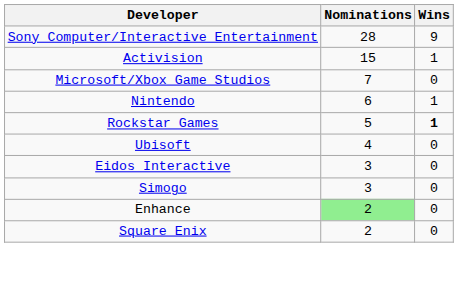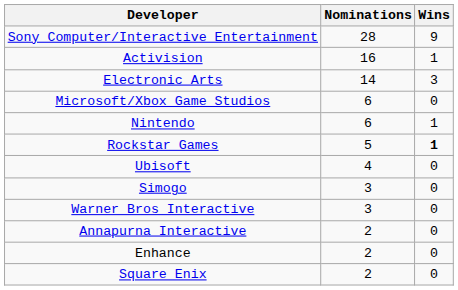(368, 59) 15 -> (368, 59) 16
+ row: (163, 80)
(368, 80) 7 -> (368, 102) 6
- row: (163, 167)
+ row: (163, 210)
+ row: (163, 231)
(368, 210) lightgreen background -> (368, 253) no background
